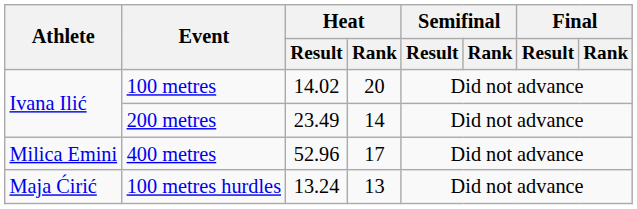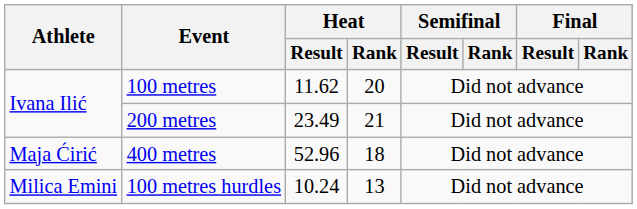(317, 86) 14.02 -> (317, 86) 11.62
(374, 120) 14 -> (374, 120) 21
(63, 153) Milica Emini -> (53, 153) Maja Ćirić
(374, 153) 17 -> (374, 153) 18
(53, 187) Maja Ćirić -> (63, 187) Milica Emini
(317, 187) 13.24 -> (317, 187) 10.24
